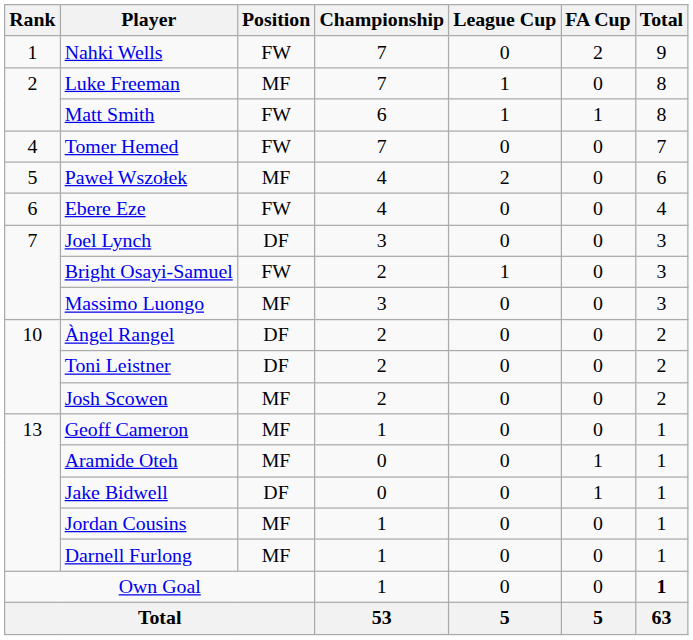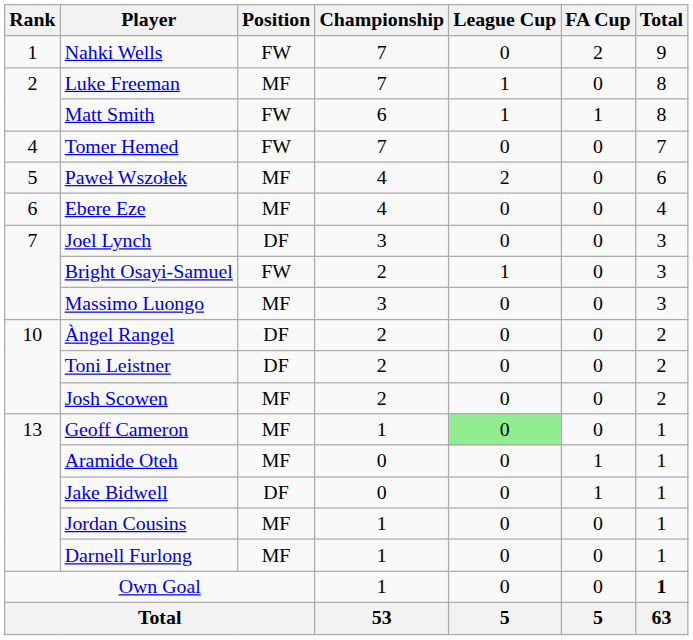(276, 209) FW -> (276, 209) MF
(505, 429) no background -> (505, 429) lightgreen background
